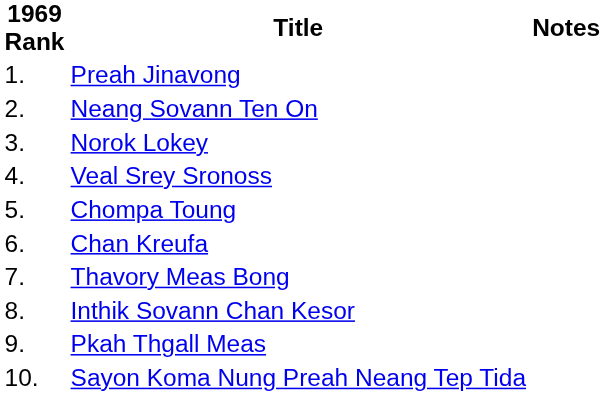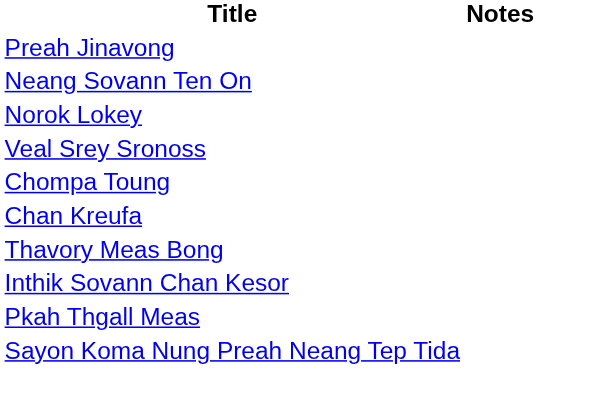- column: (35, 27)
